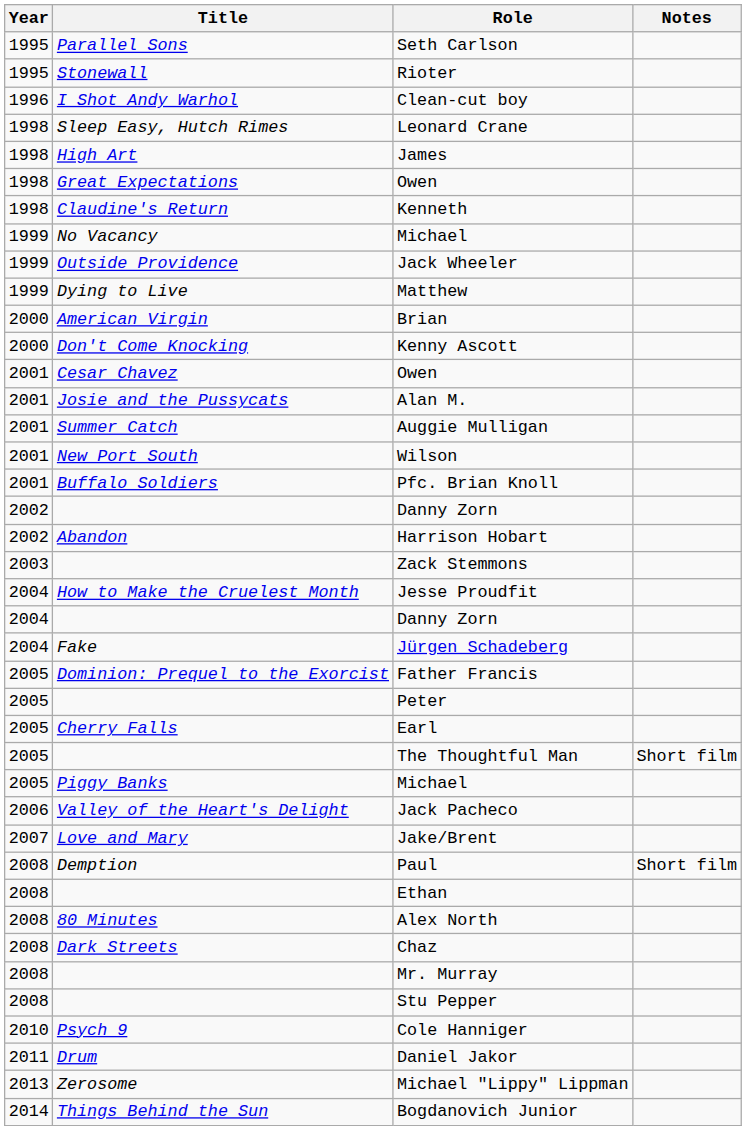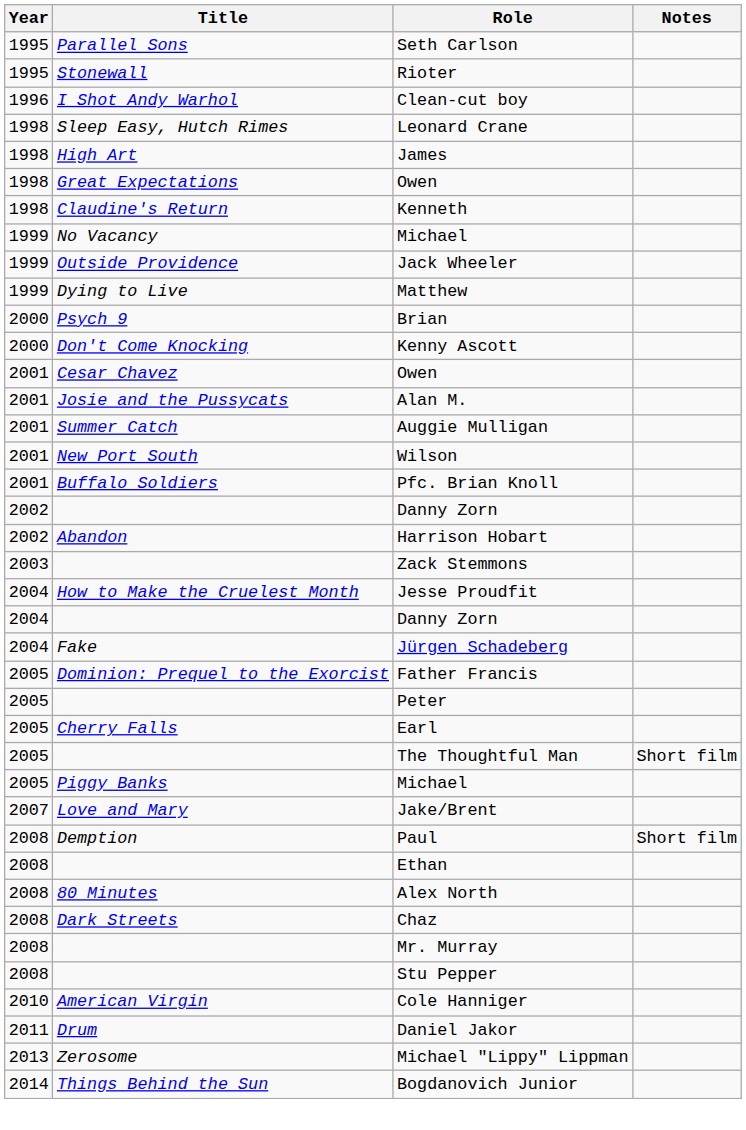(132, 319) American Virgin -> (92, 319) Psych 9
- row: (29, 811)
(92, 1030) Psych 9 -> (132, 1002) American Virgin
